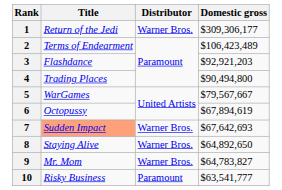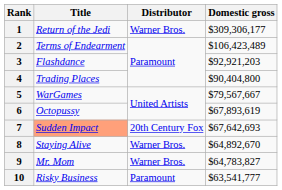(226, 78) $90,494,800 -> (234, 78) $90,404,800
(226, 111) $67,894,619 -> (234, 111) $67,893,619
(165, 128) Warner Bros. -> (167, 128) 20th Century Fox
(226, 144) $64,892,650 -> (234, 144) $64,892,670
